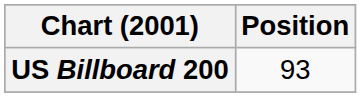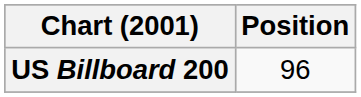(295, 69) 93 -> (295, 69) 96
